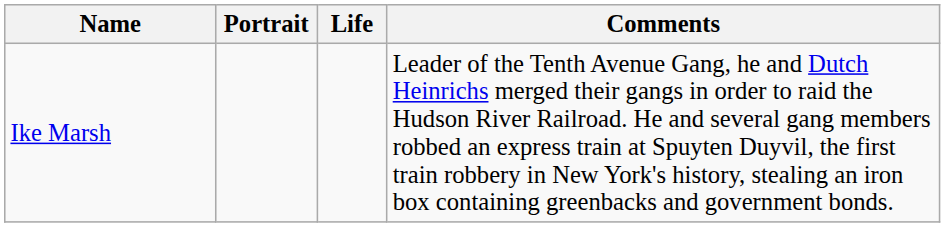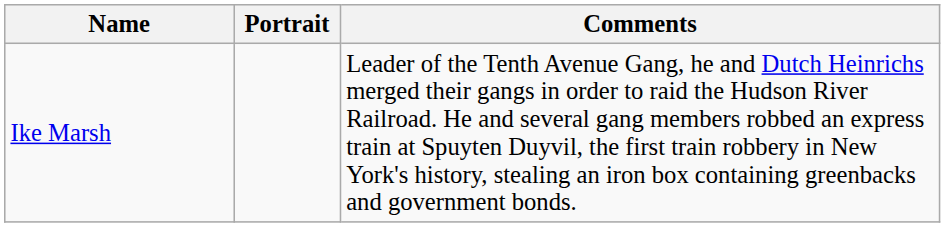- column: (352, 24)
